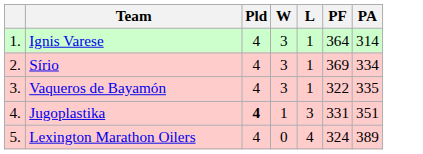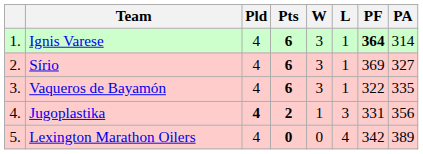+ column: (288, 16)
(338, 40) normal -> (373, 40) bold
(367, 64) 334 -> (403, 64) 327
(367, 112) 351 -> (403, 112) 356
(338, 137) 324 -> (373, 137) 342
